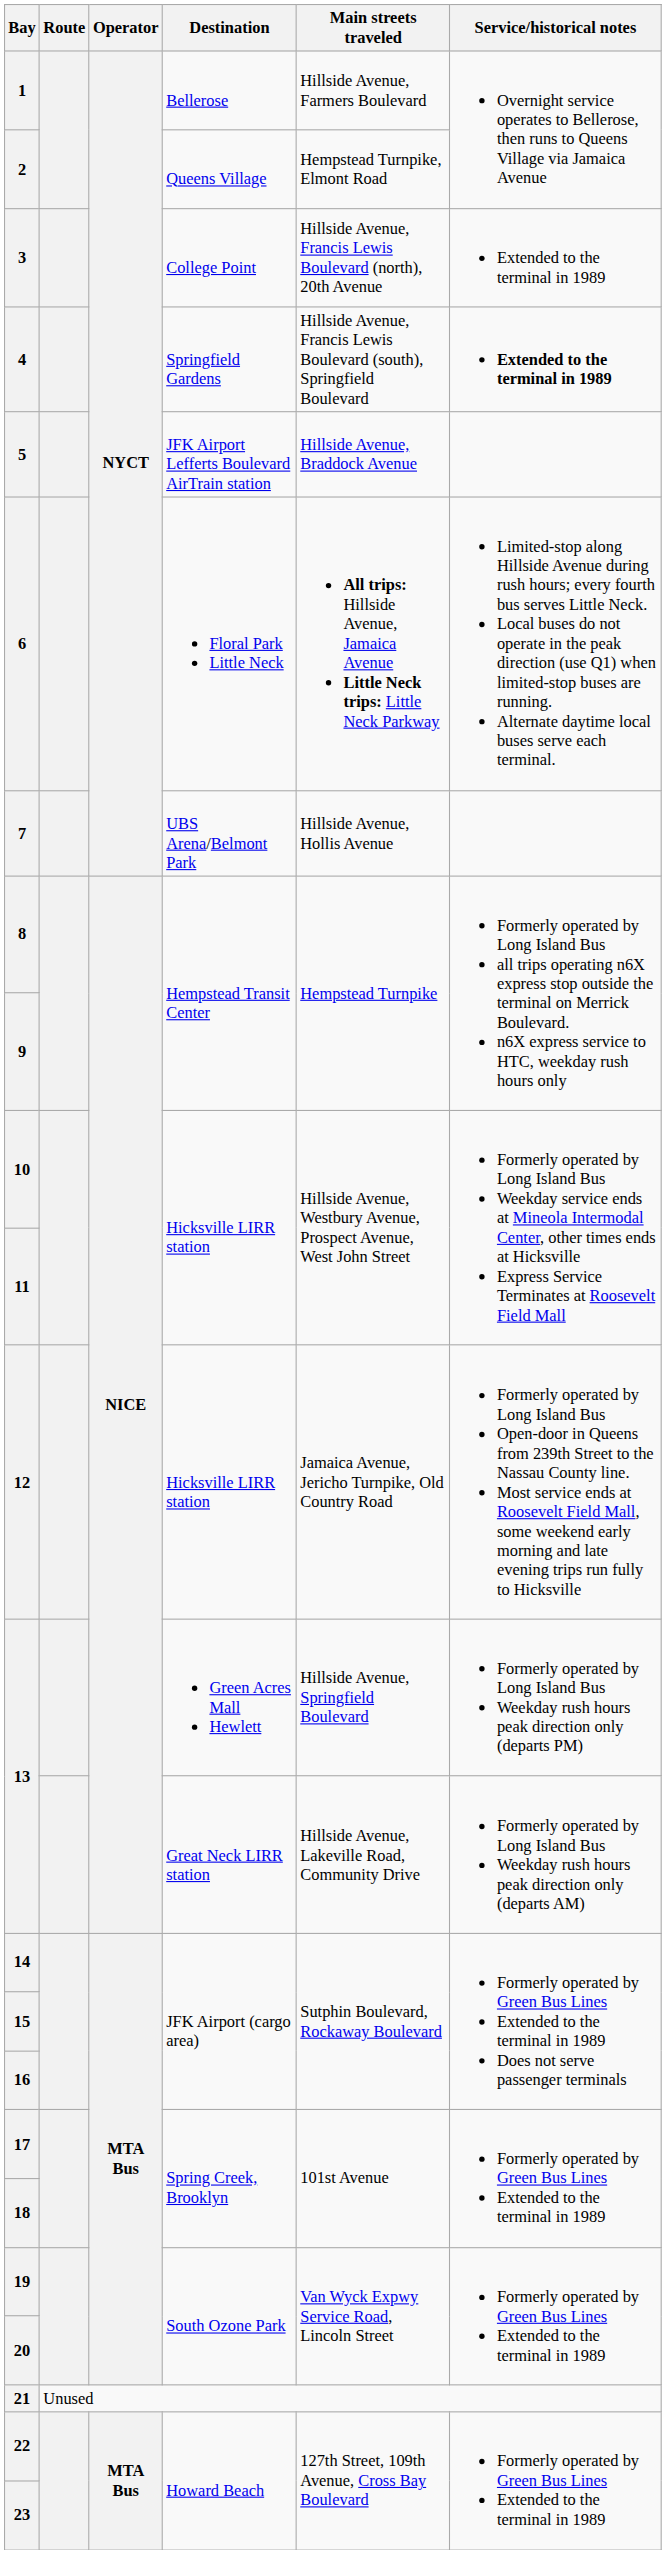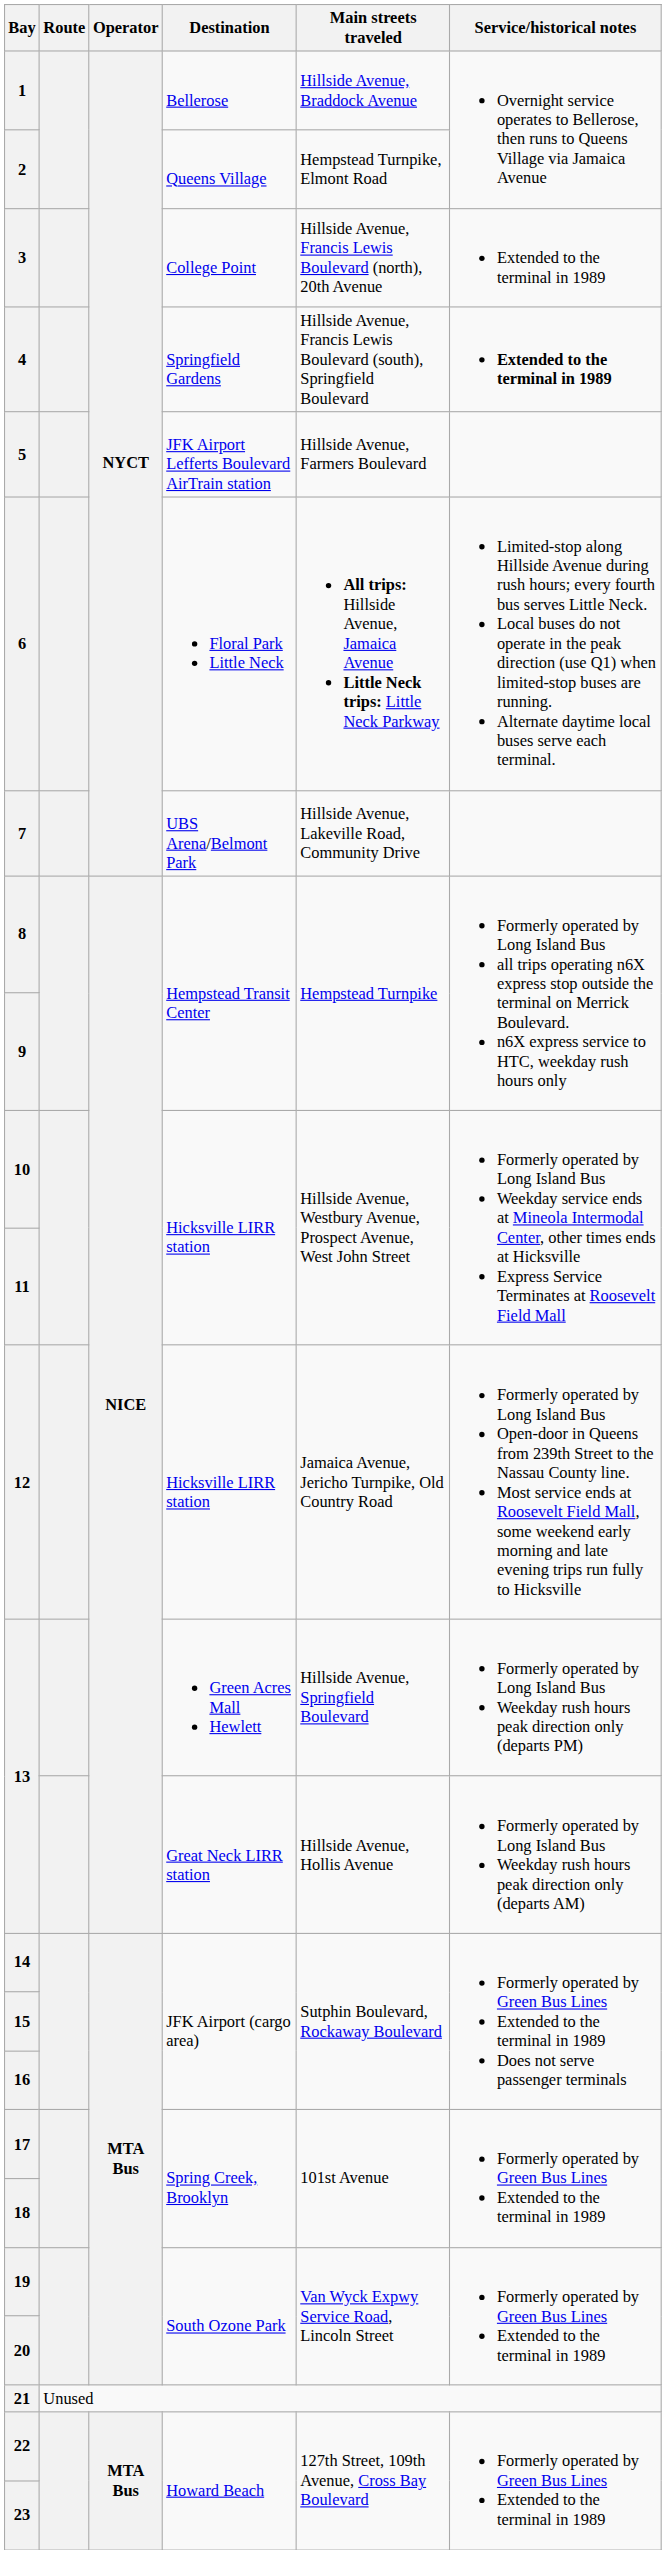(363, 90) Hillside Avenue, Farmers Boulevard -> (359, 90) Hillside Avenue, Braddock Avenue
(359, 454) Hillside Avenue, Braddock Avenue -> (363, 454) Hillside Avenue, Farmers Boulevard
(355, 833) Hillside Avenue, Hollis Avenue -> (360, 833) Hillside Avenue, Lakeville Road, Community Drive
(360, 1854) Hillside Avenue, Lakeville Road, Community Drive -> (355, 1854) Hillside Avenue, Hollis Avenue
